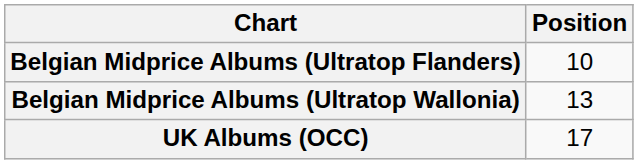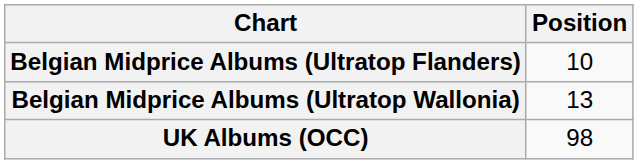(580, 138) 17 -> (580, 138) 98
